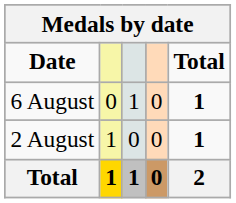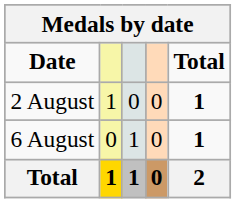rows swapped: (52, 139) <-> (52, 100)
